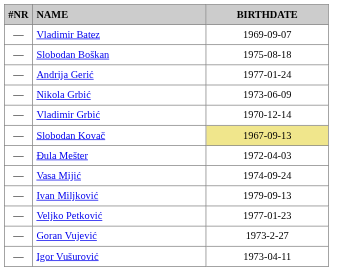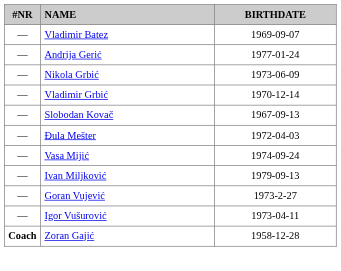- row: (73, 54)
(267, 135) khaki background -> (275, 115) no background
- row: (69, 216)
+ row: (69, 236)
